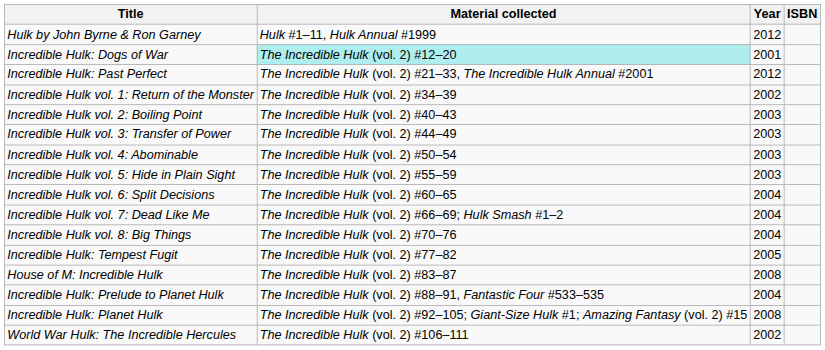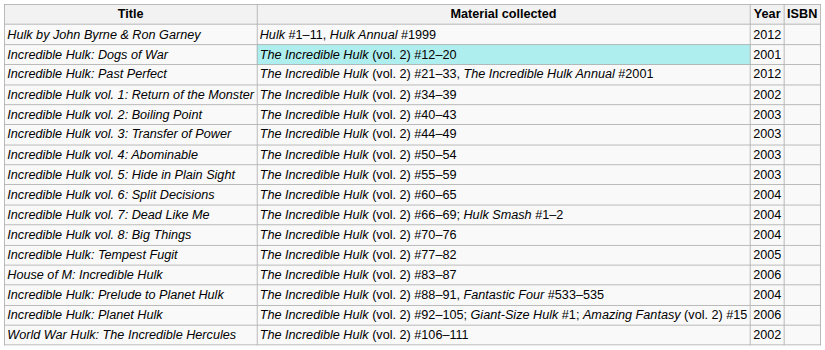(767, 275) 2008 -> (767, 275) 2006
(767, 315) 2008 -> (767, 315) 2006
